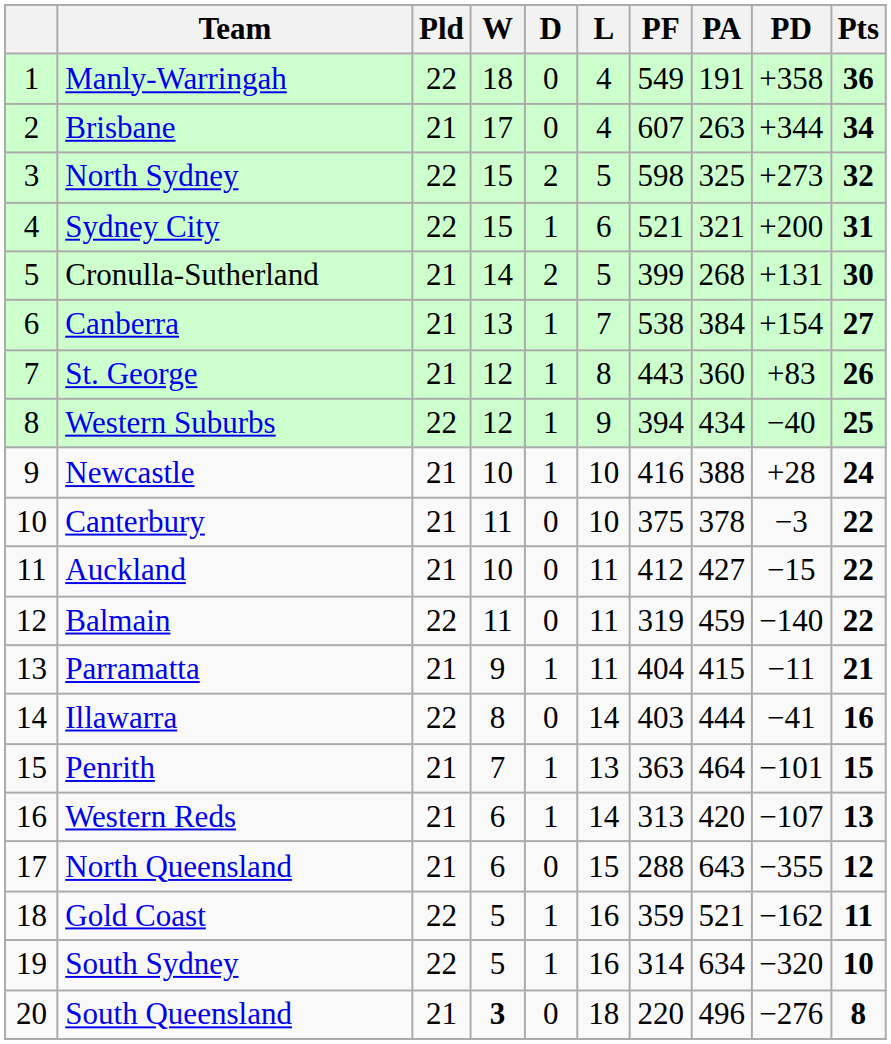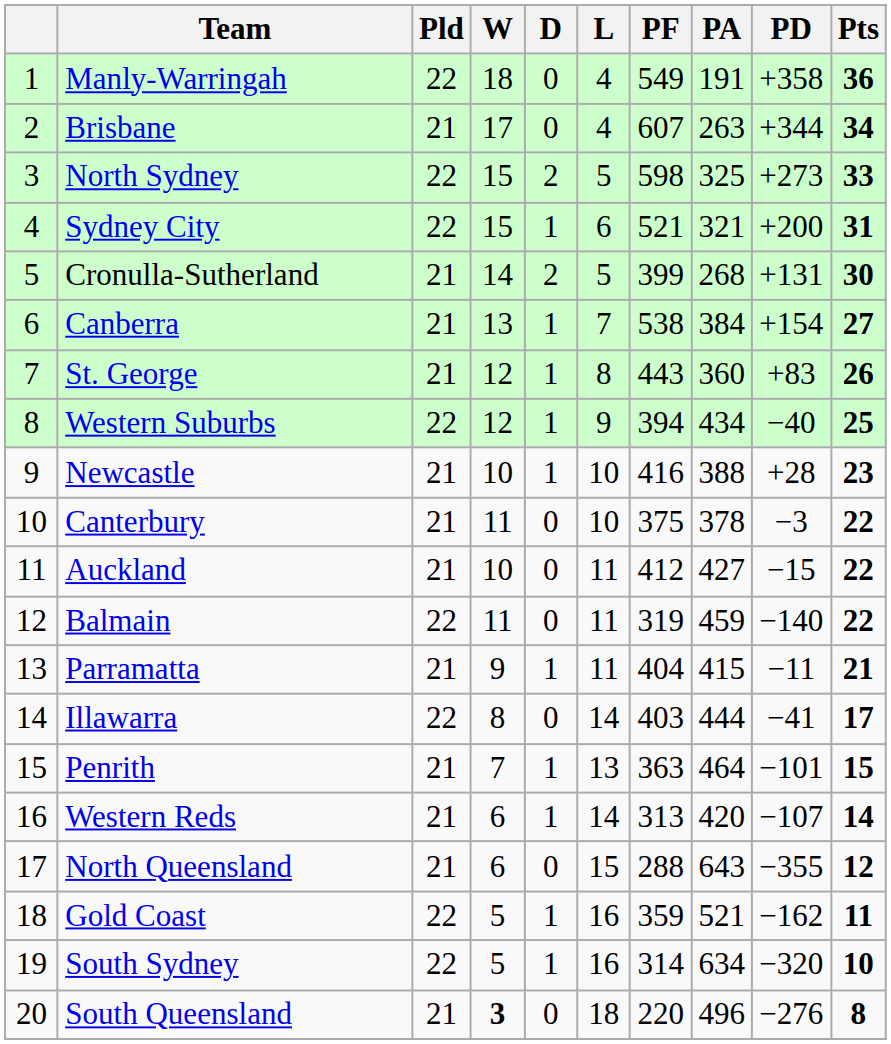(858, 176) 32 -> (858, 176) 33
(858, 472) 24 -> (858, 472) 23
(858, 718) 16 -> (858, 718) 17
(858, 816) 13 -> (858, 816) 14
